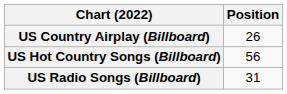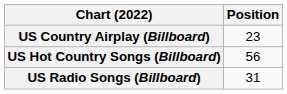(253, 36) 26 -> (253, 36) 23
